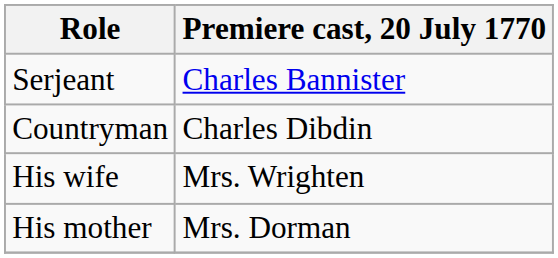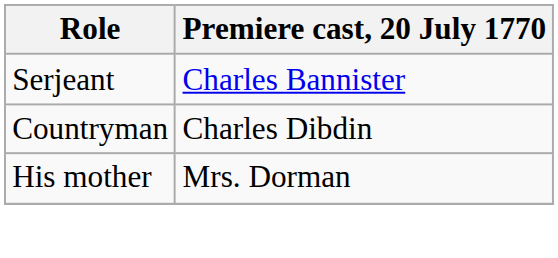- row: (65, 177)
